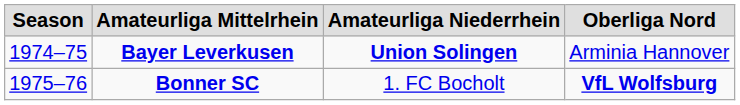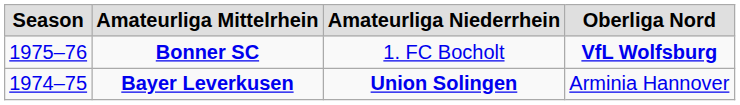rows swapped: (207, 52) <-> (207, 83)
